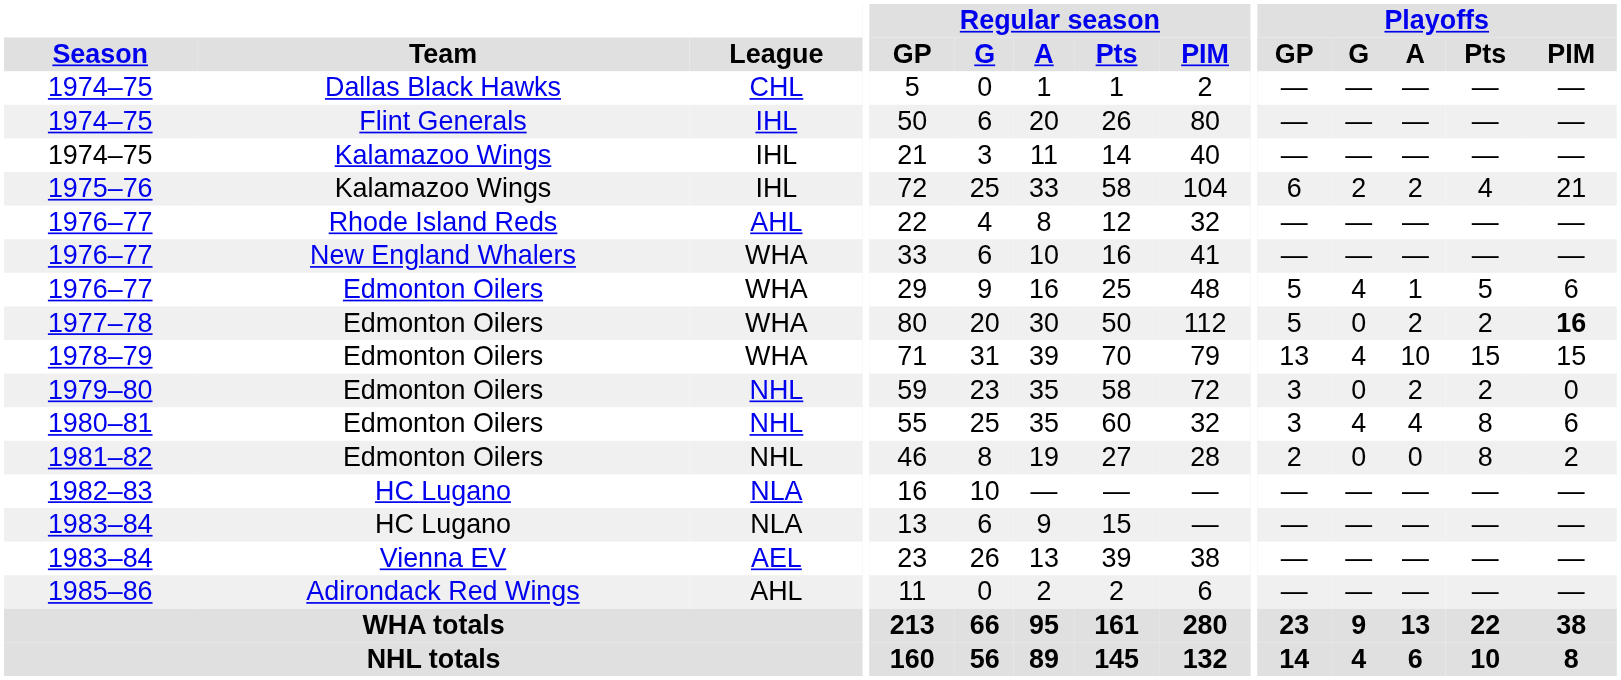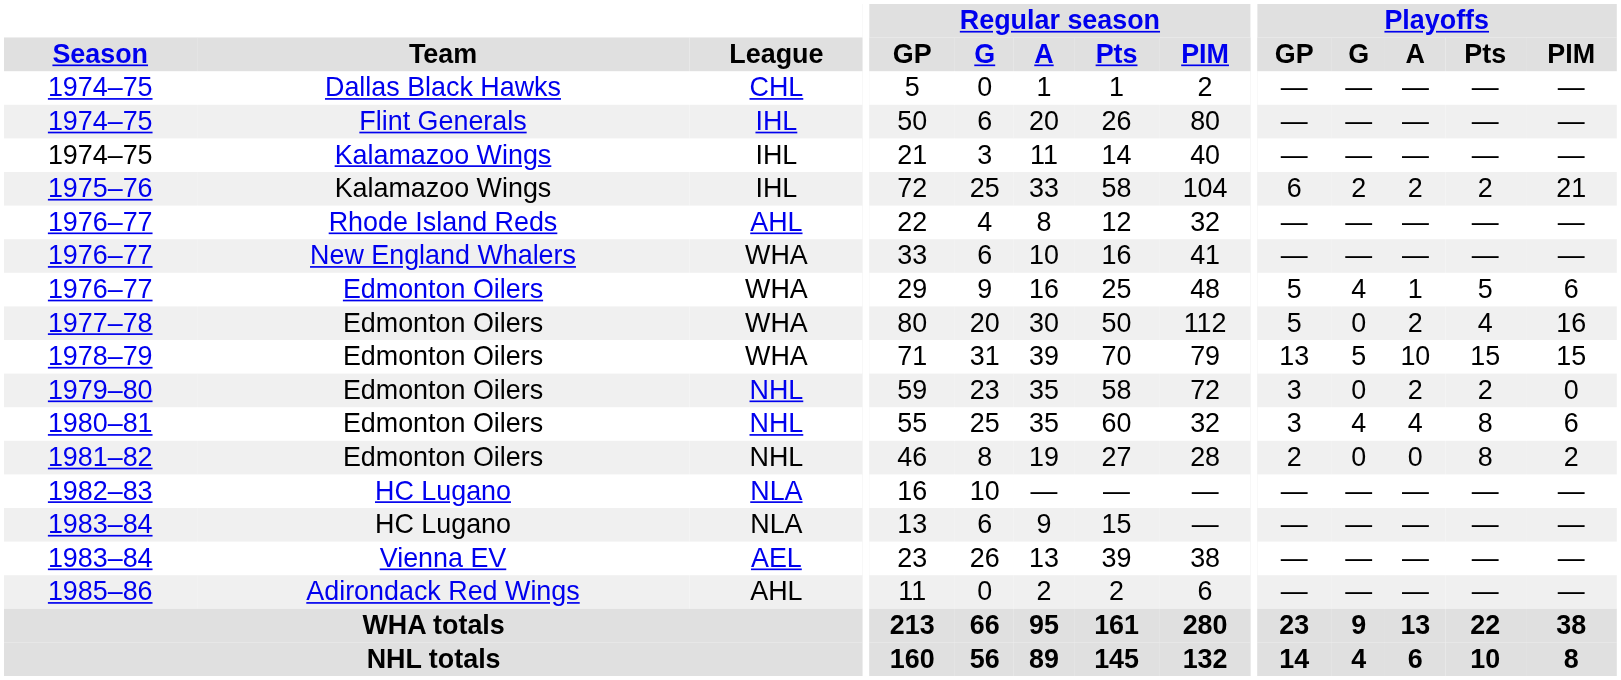(1485, 188) 4 -> (1485, 188) 2
(1485, 322) 2 -> (1485, 322) 4
(1571, 322) bold -> (1571, 322) normal
(1359, 356) 4 -> (1359, 356) 5
